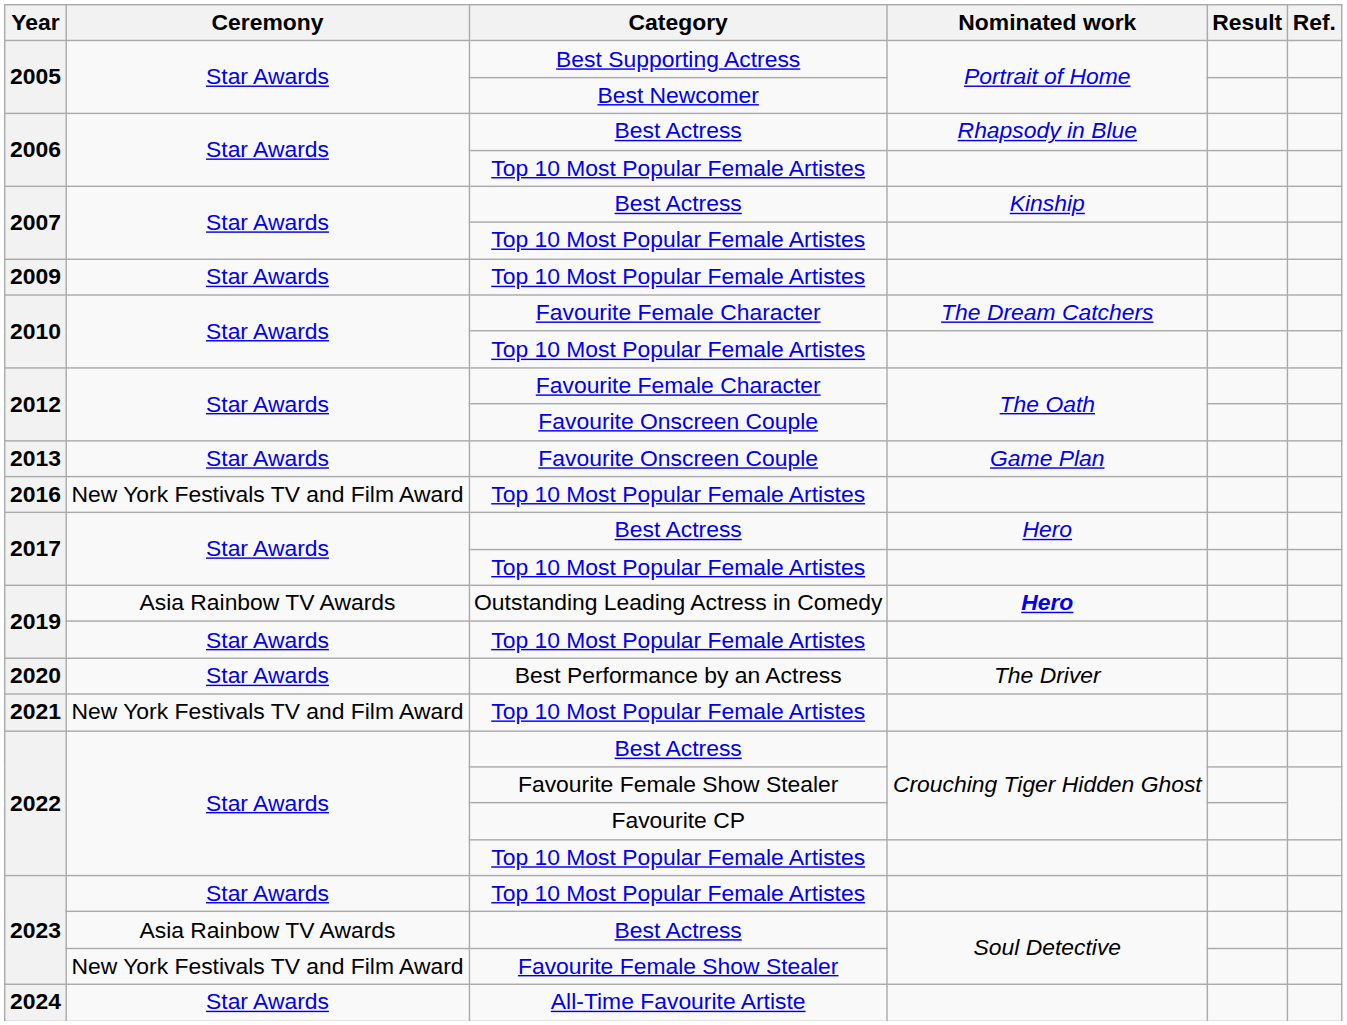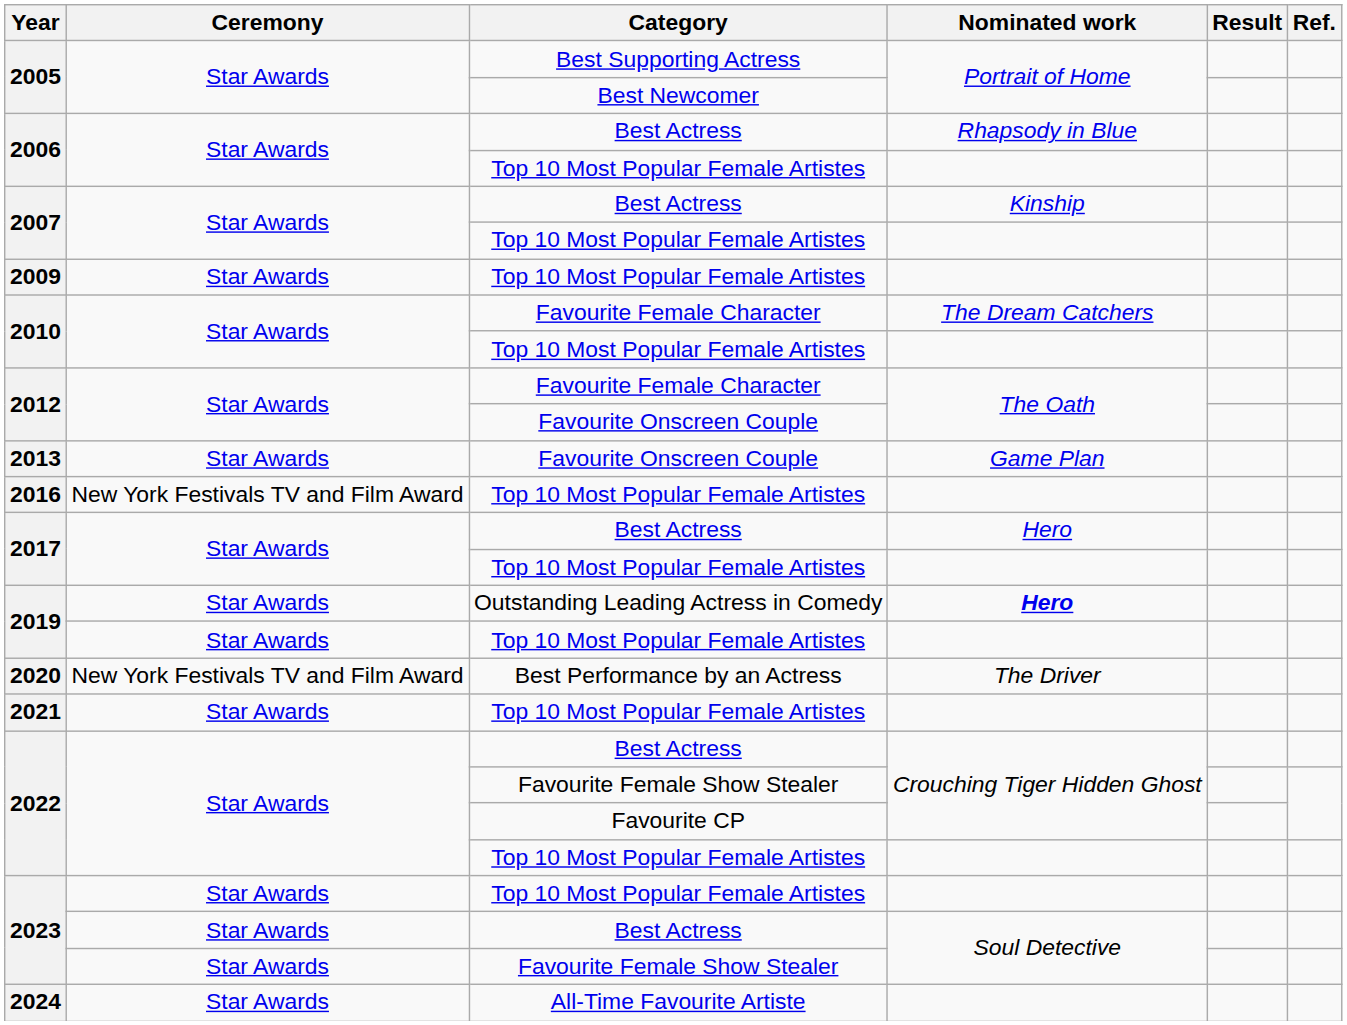(267, 603) Asia Rainbow TV Awards -> (267, 603) Star Awards
(267, 675) Star Awards -> (267, 675) New York Festivals TV and Film Award
(267, 712) New York Festivals TV and Film Award -> (267, 712) Star Awards
(267, 929) Asia Rainbow TV Awards -> (267, 929) Star Awards
(267, 966) New York Festivals TV and Film Award -> (267, 966) Star Awards
